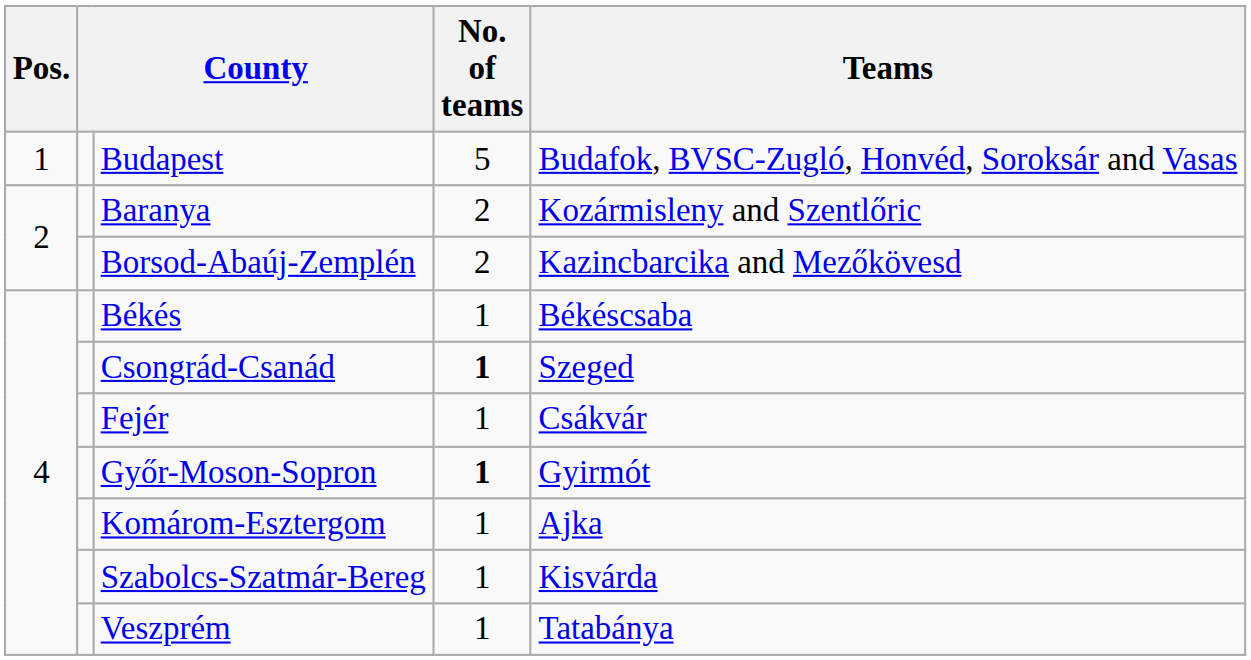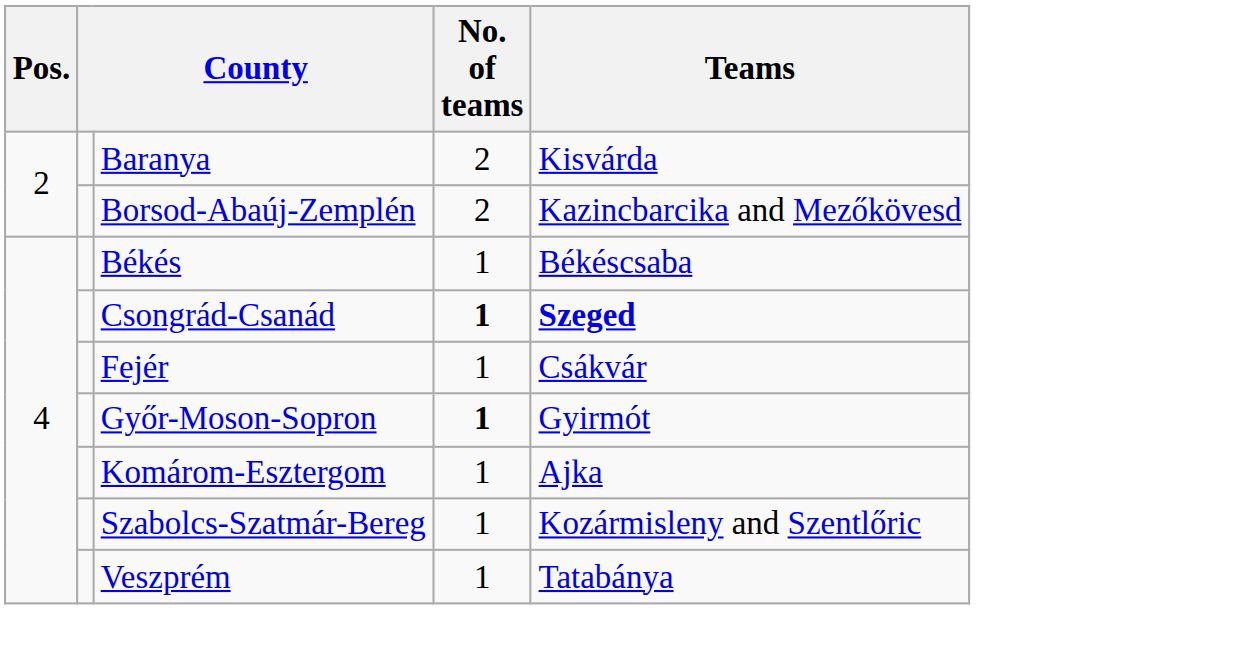- row: (162, 158)
(730, 210) Kozármisleny and Szentlőric -> (598, 158) Kisvárda
(586, 367) normal -> (587, 314) bold
(598, 576) Kisvárda -> (730, 523) Kozármisleny and Szentlőric
